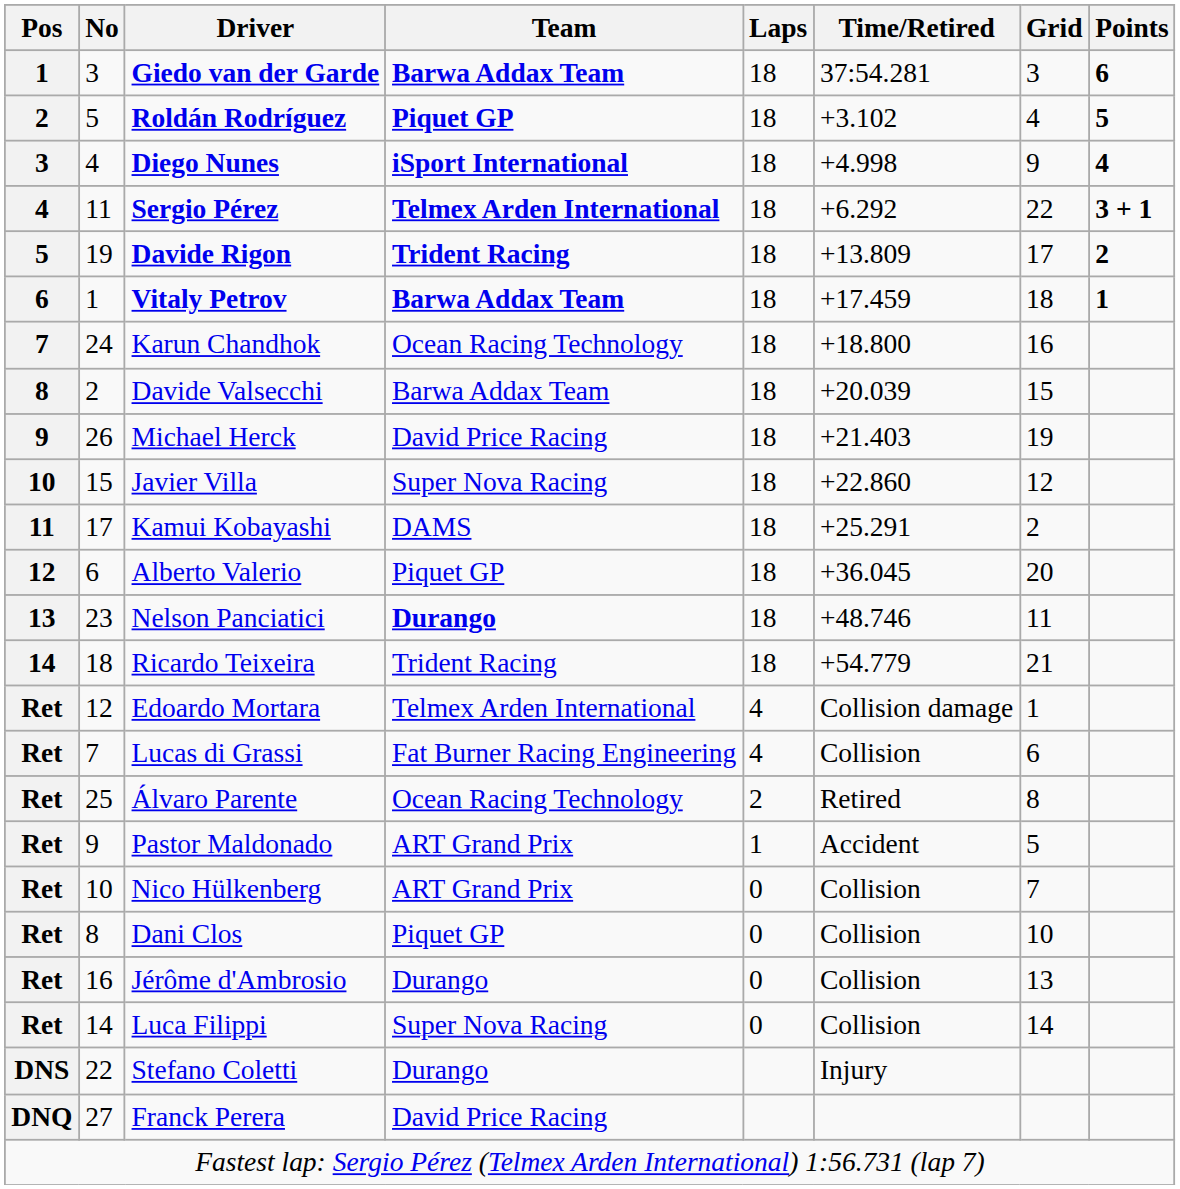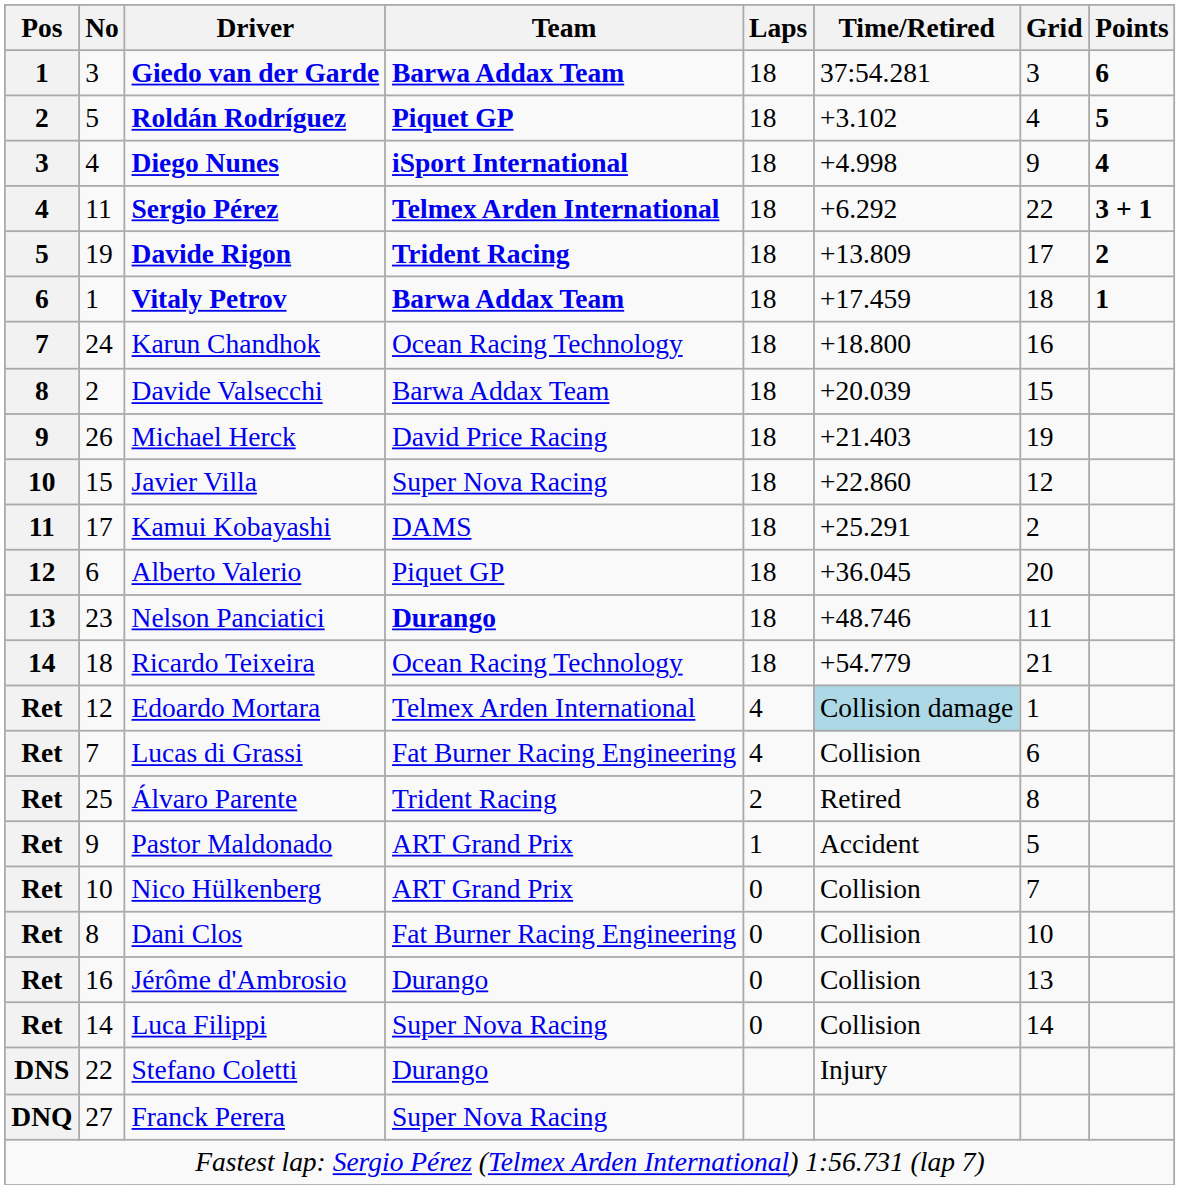(474, 662) Trident Racing -> (537, 662) Ocean Racing Technology
(917, 707) no background -> (917, 707) lightblue background
(537, 798) Ocean Racing Technology -> (474, 798) Trident Racing
(448, 934) Piquet GP -> (564, 934) Fat Burner Racing Engineering
(500, 1116) David Price Racing -> (500, 1116) Super Nova Racing
